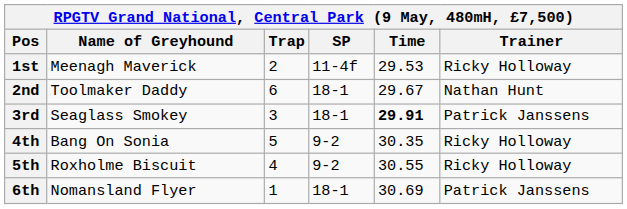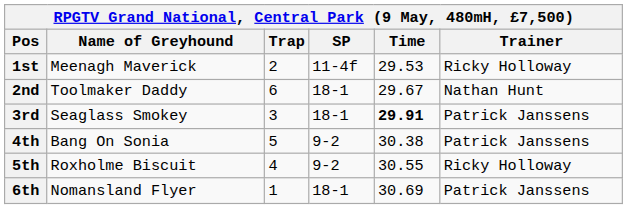(401, 141) 30.35 -> (401, 141) 30.38
(508, 141) Ricky Holloway -> (517, 141) Patrick Janssens
